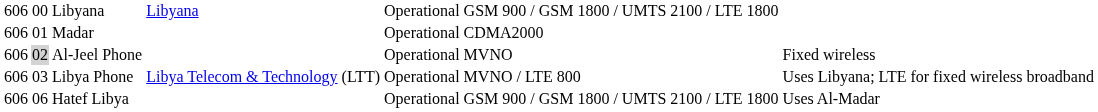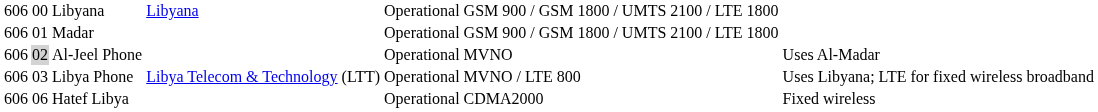(504, 32) CDMA2000 -> (621, 32) GSM 900 / GSM 1800 / UMTS 2100 / LTE 1800
(829, 54) Fixed wireless -> (831, 54) Uses Al-Madar
(621, 98) GSM 900 / GSM 1800 / UMTS 2100 / LTE 1800 -> (504, 98) CDMA2000
(831, 98) Uses Al-Madar -> (829, 98) Fixed wireless
